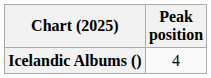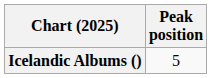(176, 60) 4 -> (176, 60) 5
